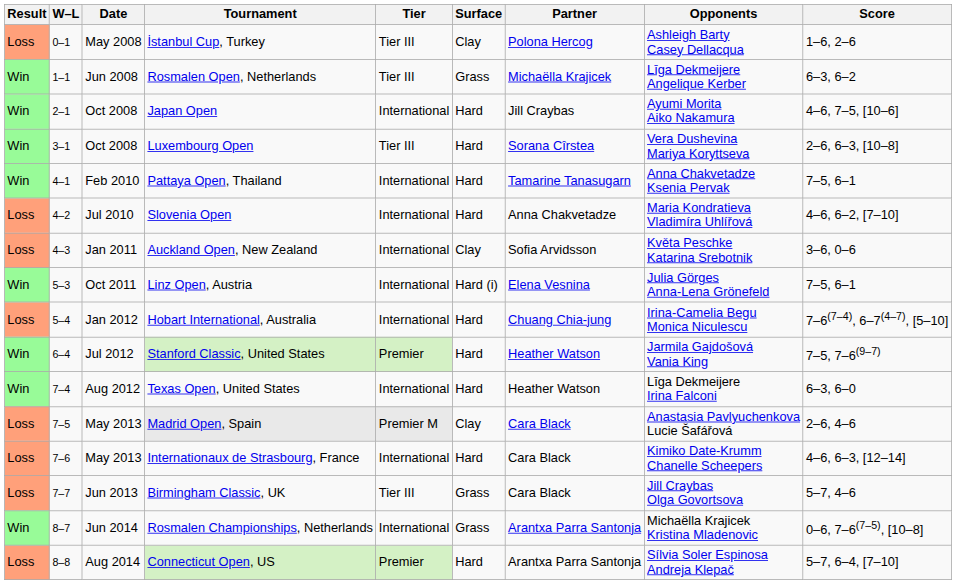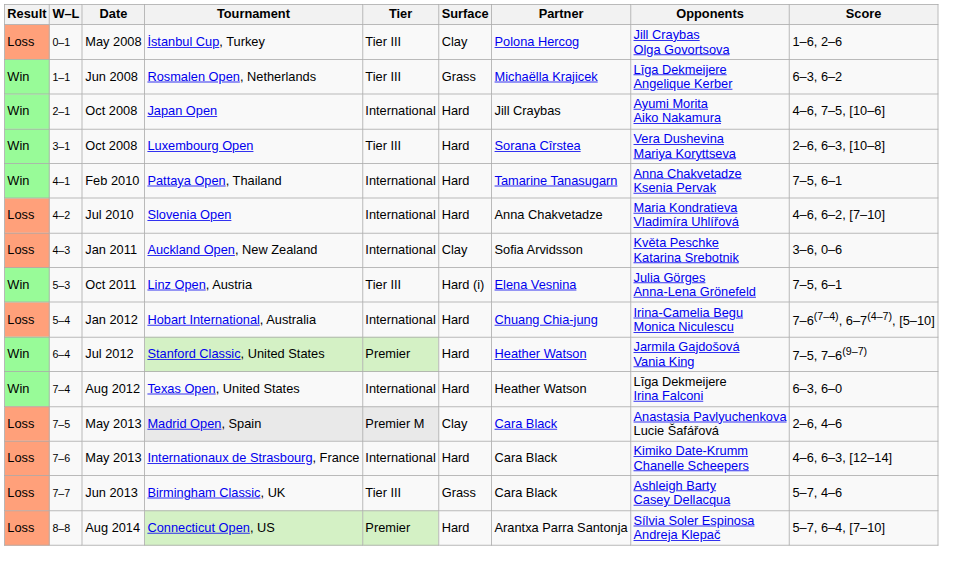(695, 42) Ashleigh Barty Casey Dellacqua -> (682, 42) Jill Craybas Olga Govortsova
(414, 285) International -> (383, 285) Tier III
(695, 493) Jill Craybas Olga Govortsova -> (682, 493) Ashleigh Barty Casey Dellacqua
- row: (260, 527)
